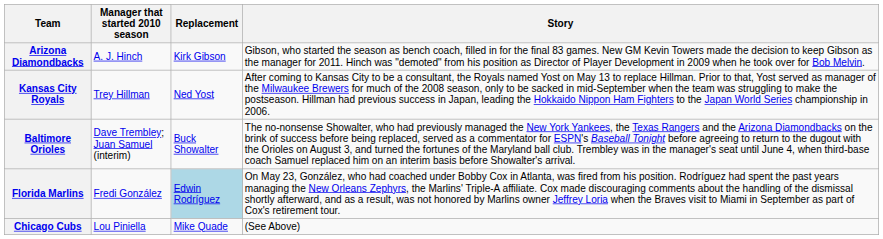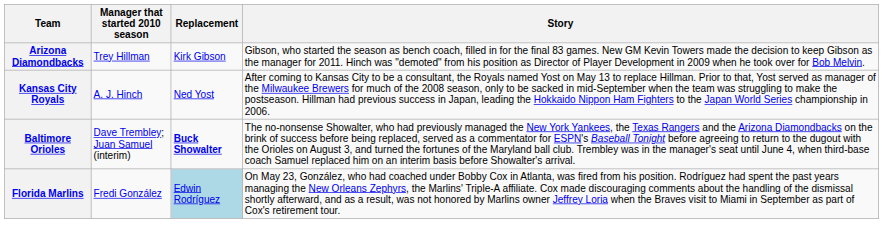(118, 57) A. J. Hinch -> (122, 57) Trey Hillman
(122, 95) Trey Hillman -> (118, 95) A. J. Hinch
(196, 144) normal -> (198, 144) bold
- row: (48, 227)
